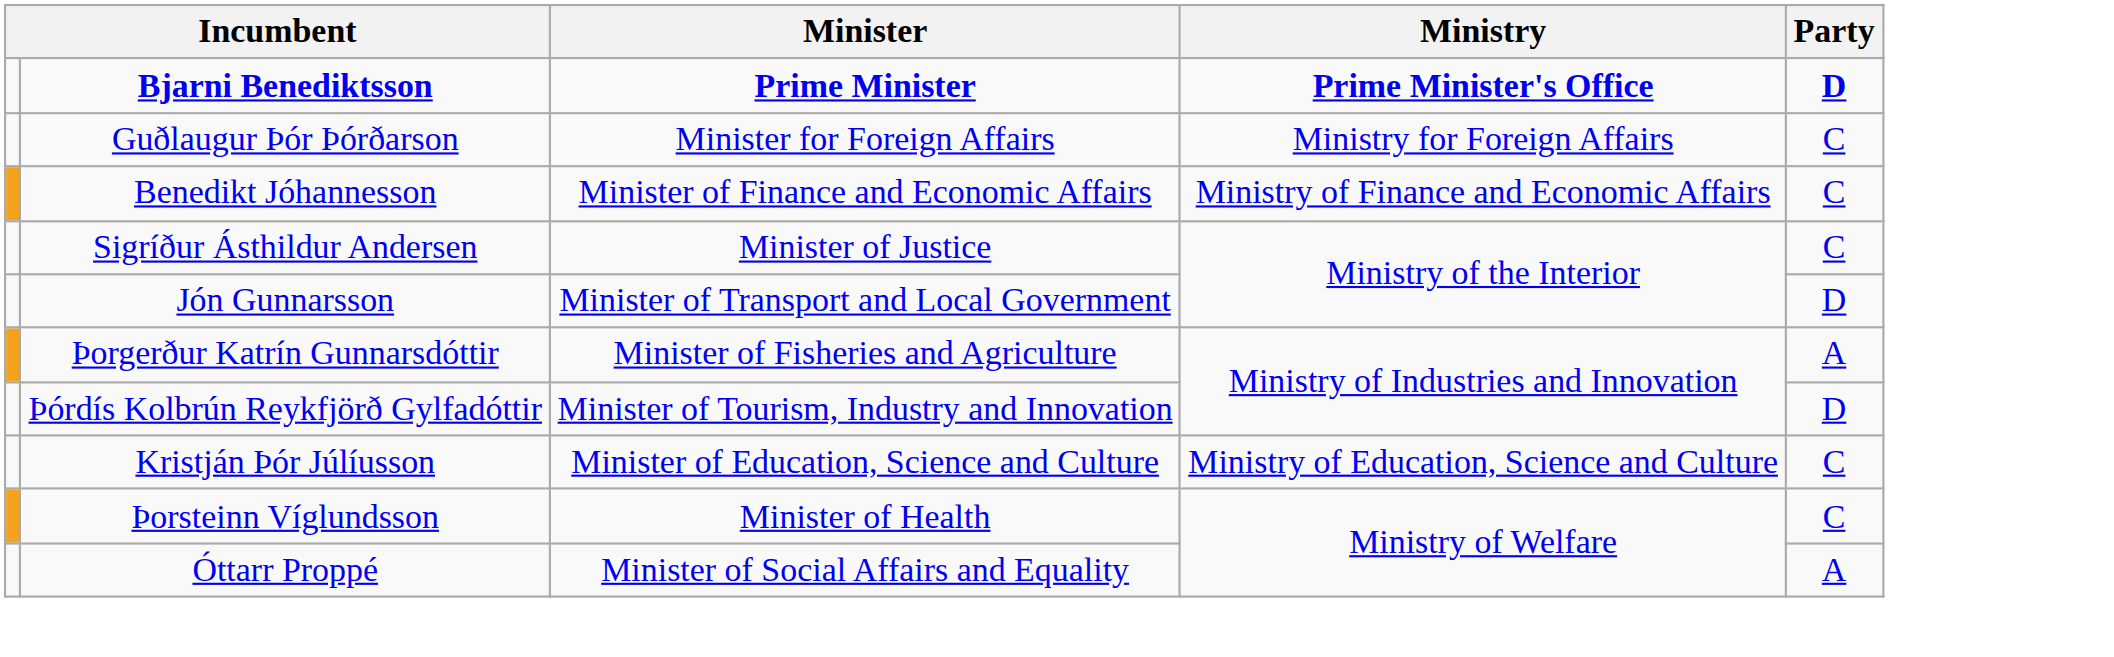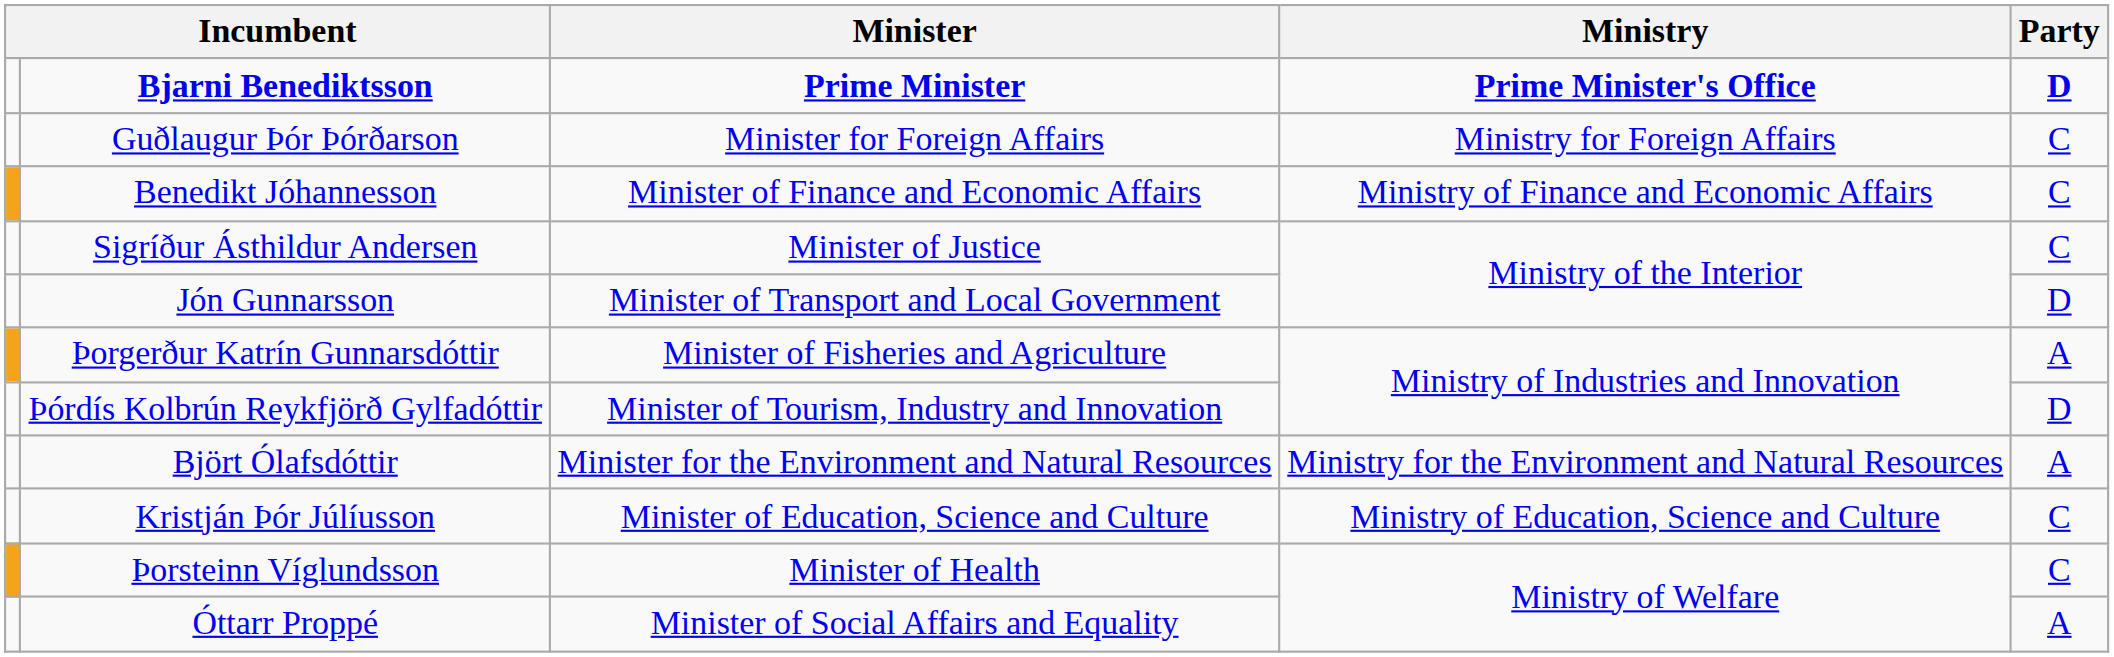+ row: (285, 461)
